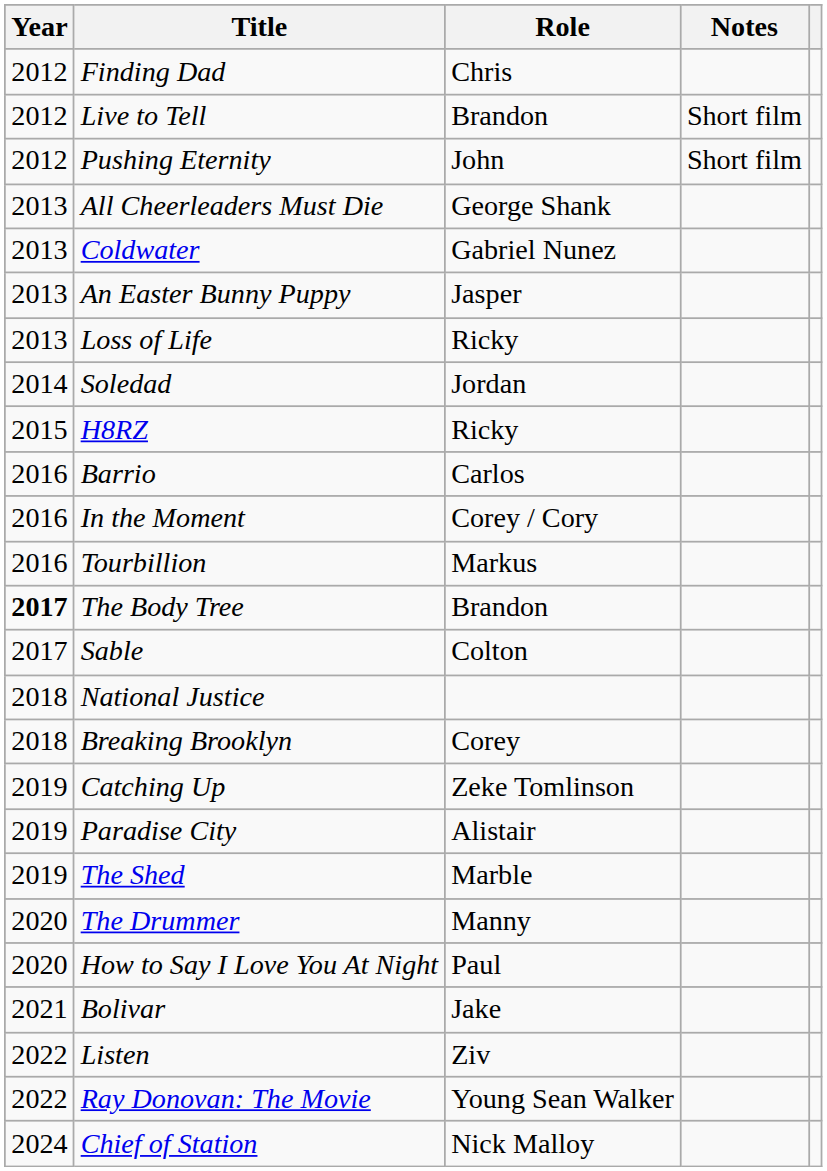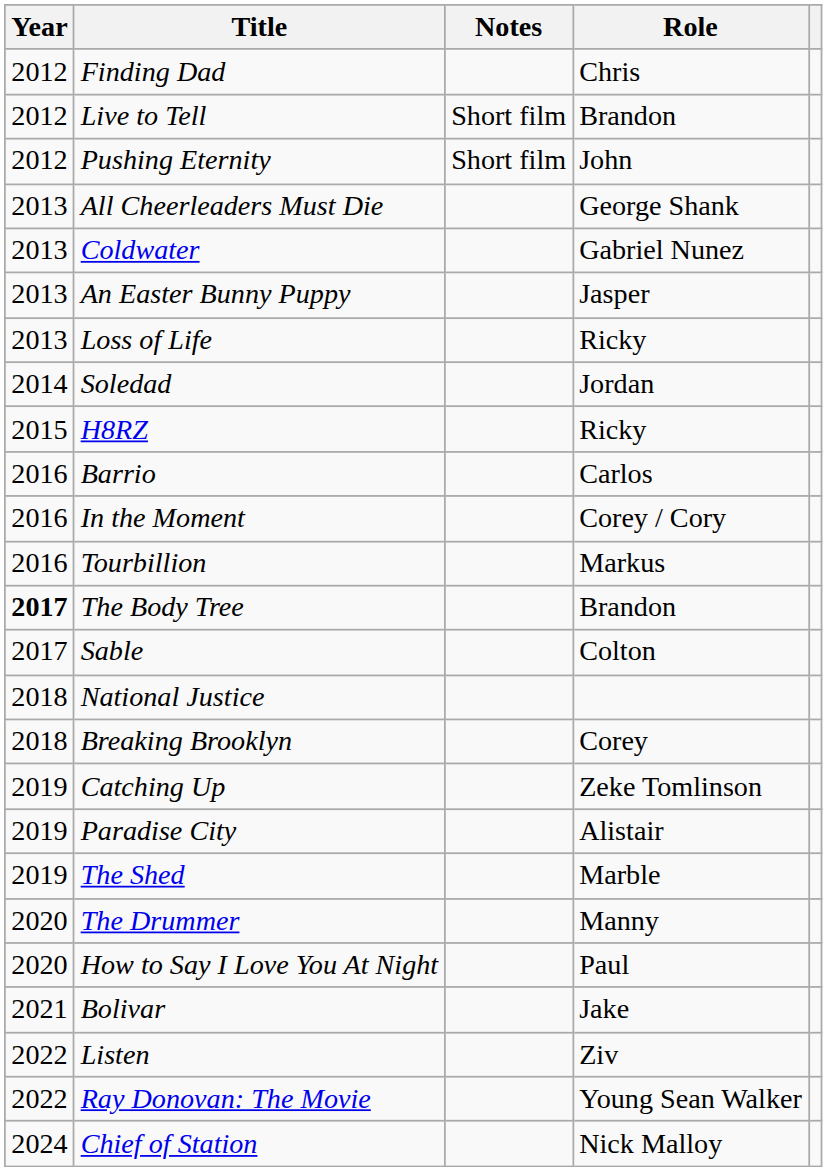columns swapped: (563, 26) <-> (744, 26)
